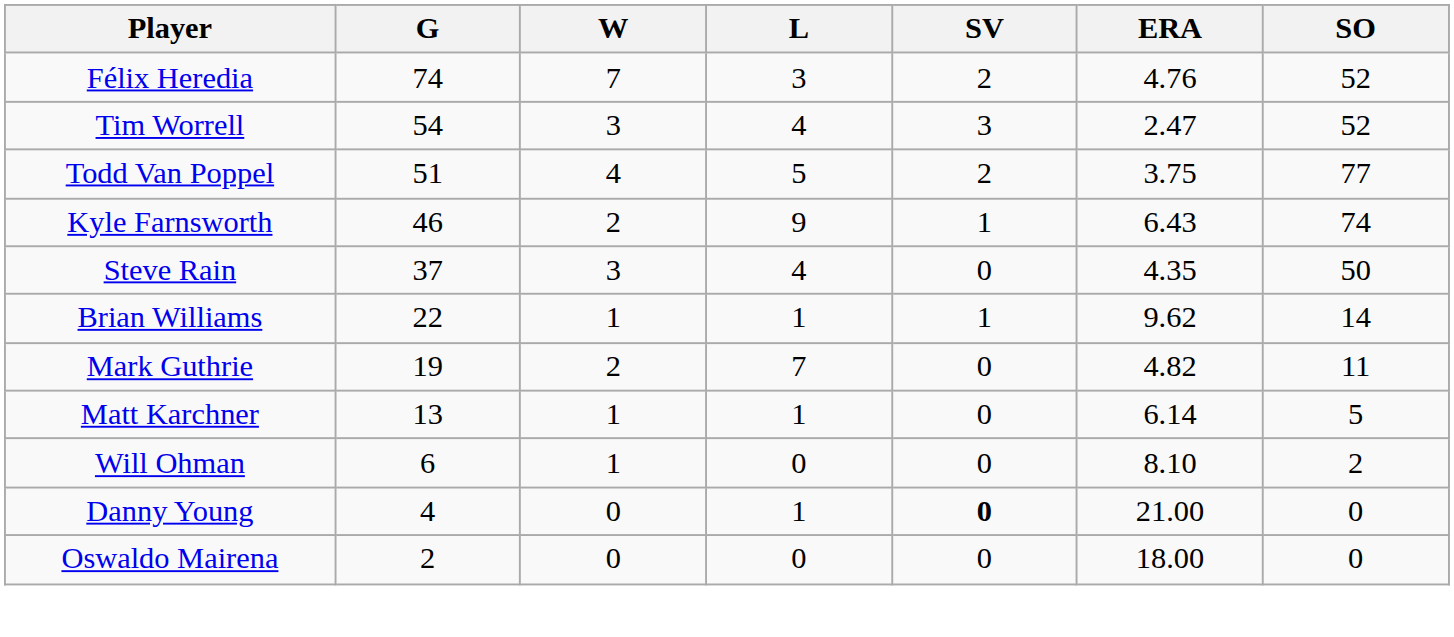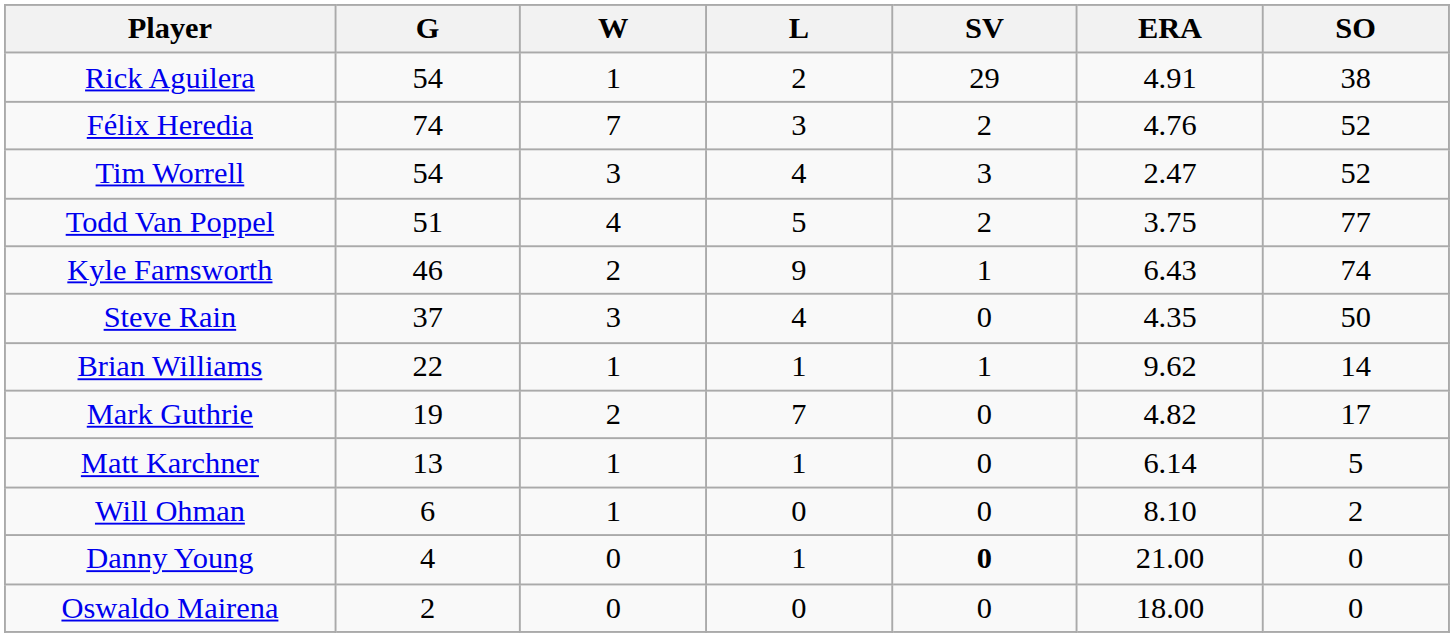+ row: (170, 76)
(1356, 366) 11 -> (1356, 414) 17
